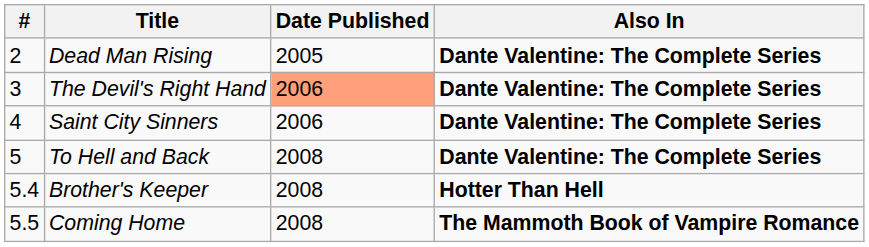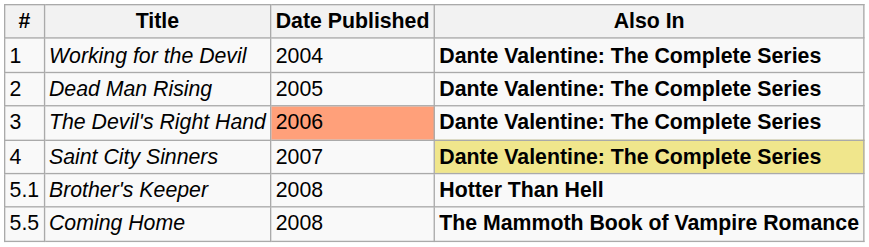+ row: (148, 55)
(299, 122) 2006 -> (299, 156) 2007
(630, 122) no background -> (630, 156) khaki background
- row: (129, 156)
(24, 190) 5.4 -> (24, 190) 5.1
